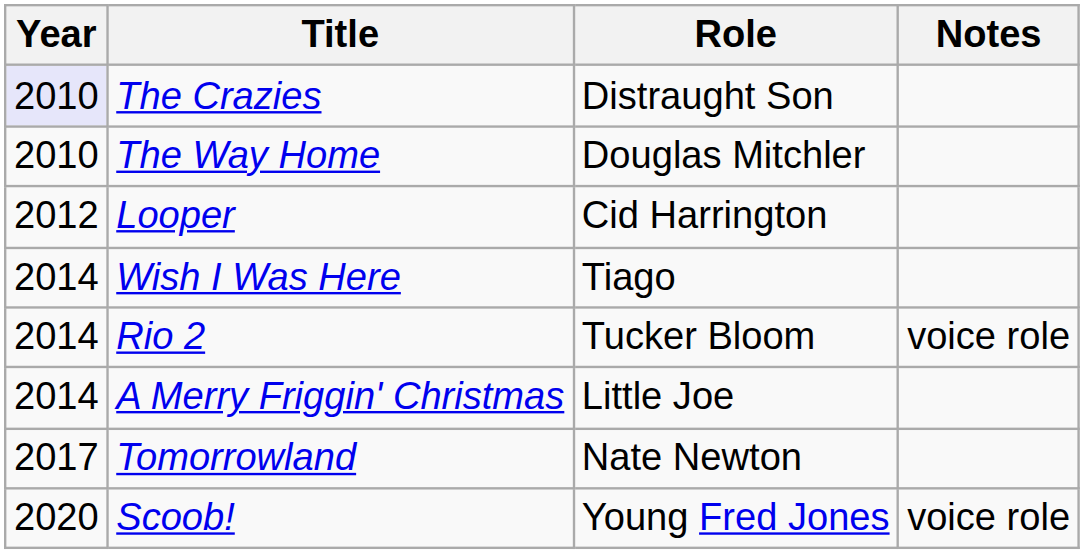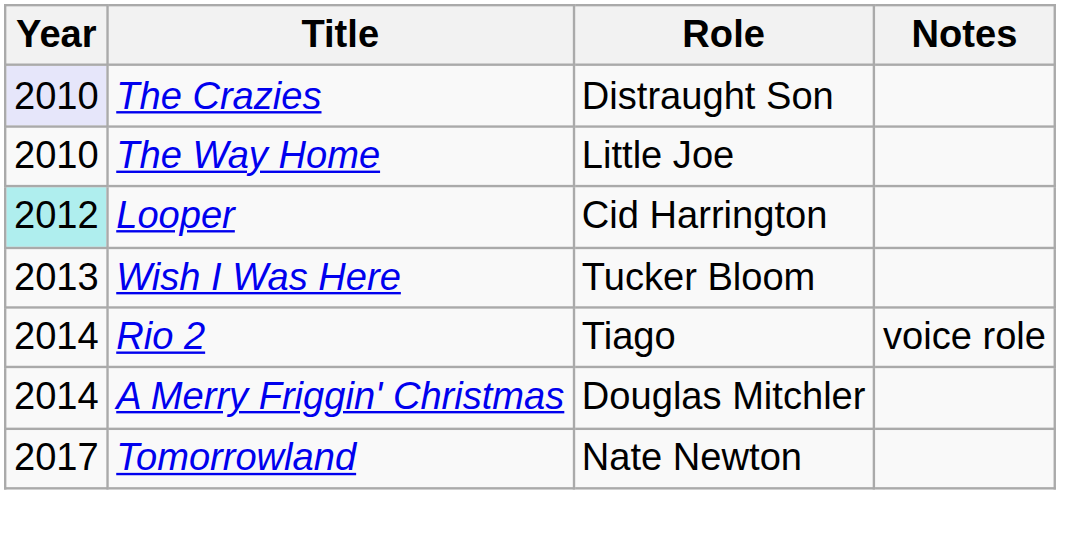(724, 155) Douglas Mitchler -> (658, 155) Little Joe
(56, 215) no background -> (56, 215) paleturquoise background
(56, 276) 2014 -> (56, 276) 2013
(629, 276) Tiago -> (699, 276) Tucker Bloom
(699, 336) Tucker Bloom -> (629, 336) Tiago
(658, 397) Little Joe -> (724, 397) Douglas Mitchler
- row: (176, 517)
